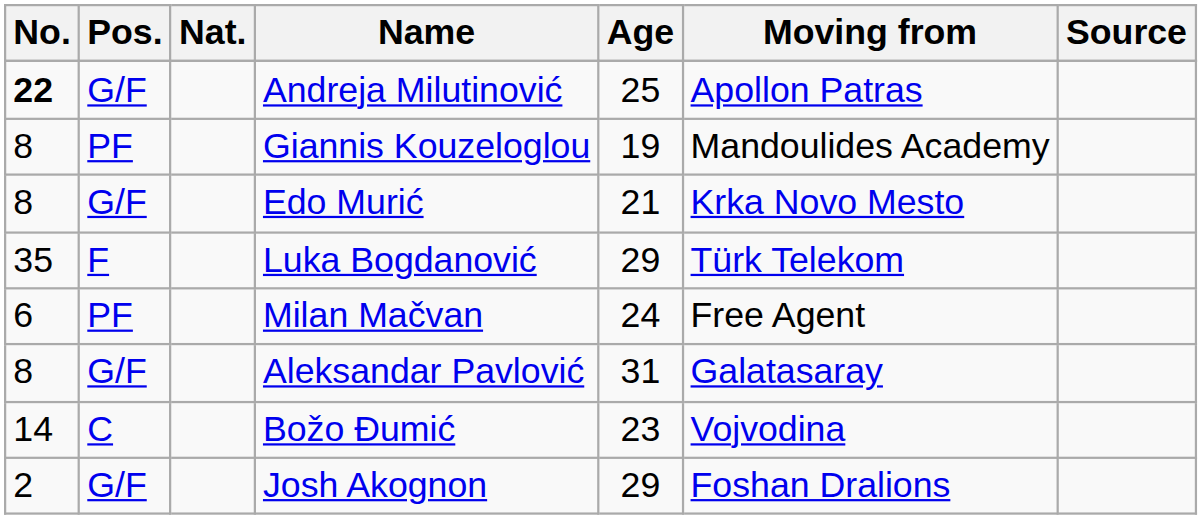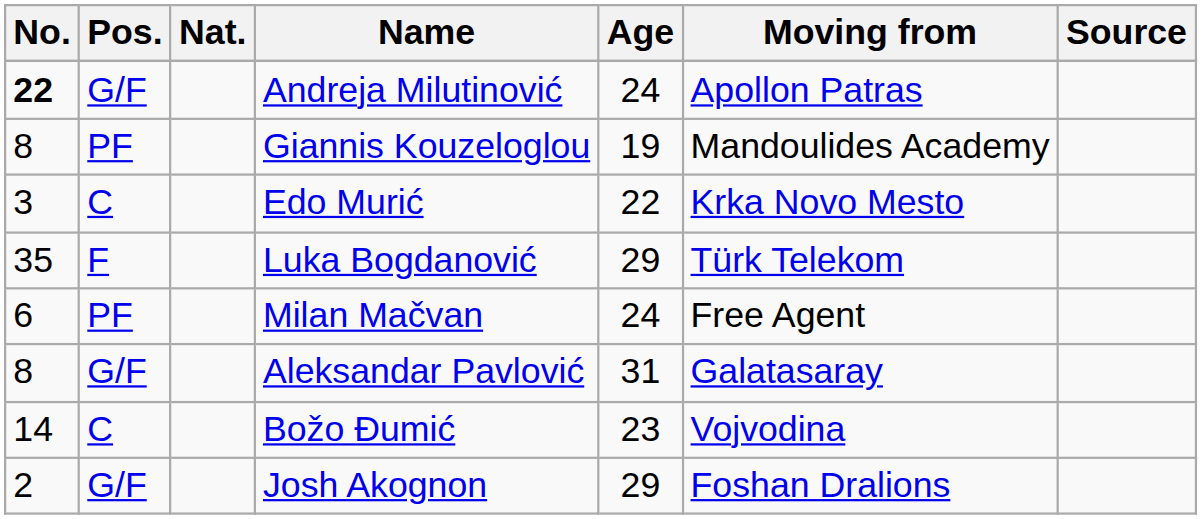(640, 89) 25 -> (640, 89) 24
(23, 202) 8 -> (23, 202) 3
(117, 202) G/F -> (100, 202) C
(640, 202) 21 -> (640, 202) 22
